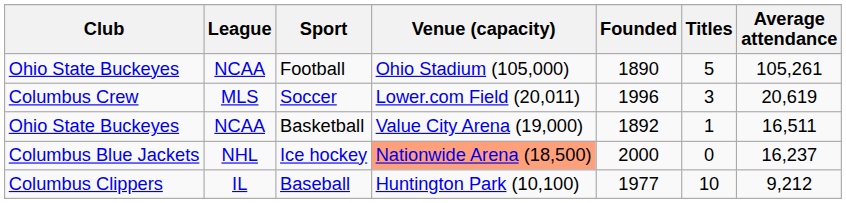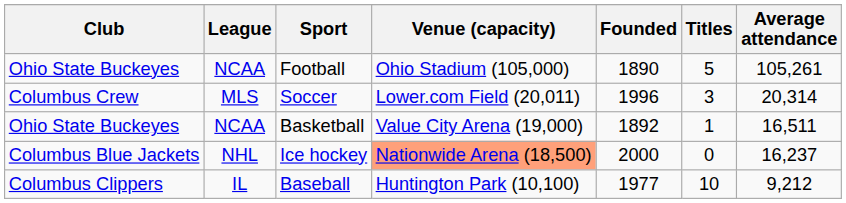(789, 97) 20,619 -> (789, 97) 20,314
